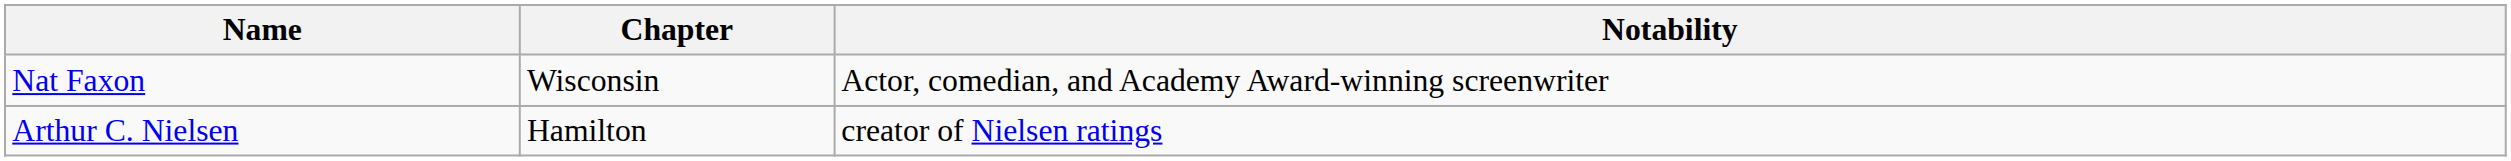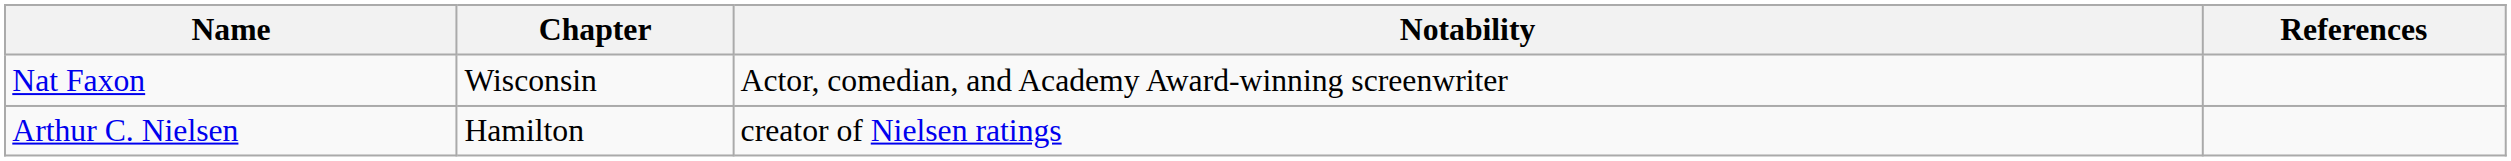+ column: (2354, 29)
